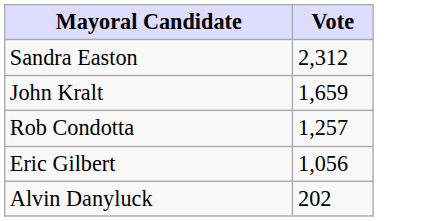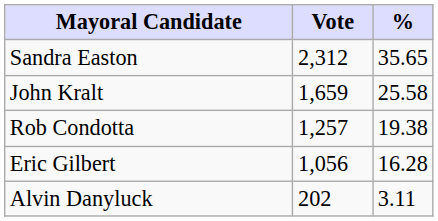+ column: (403, 22)
